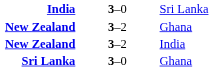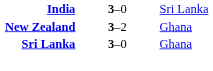- row: (40, 43)
